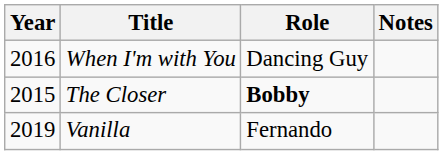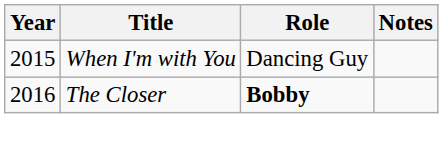(33, 58) 2016 -> (33, 58) 2015
(33, 94) 2015 -> (33, 94) 2016
- row: (98, 130)
